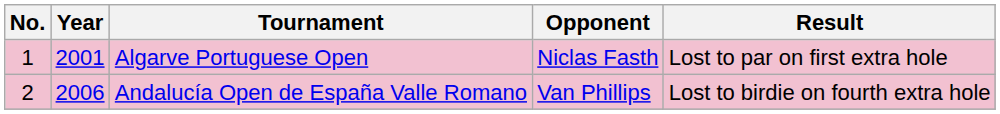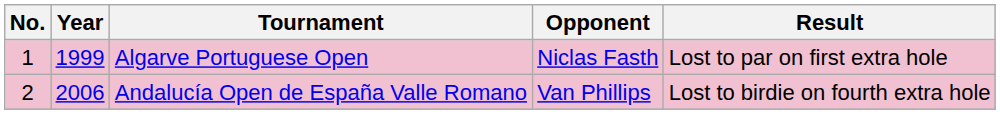(80, 57) 2001 -> (80, 57) 1999
